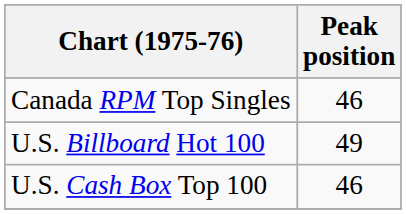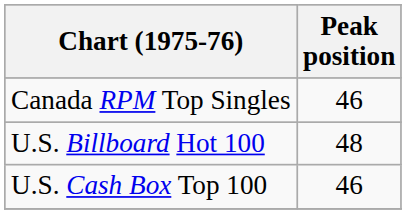(349, 142) 49 -> (349, 142) 48
